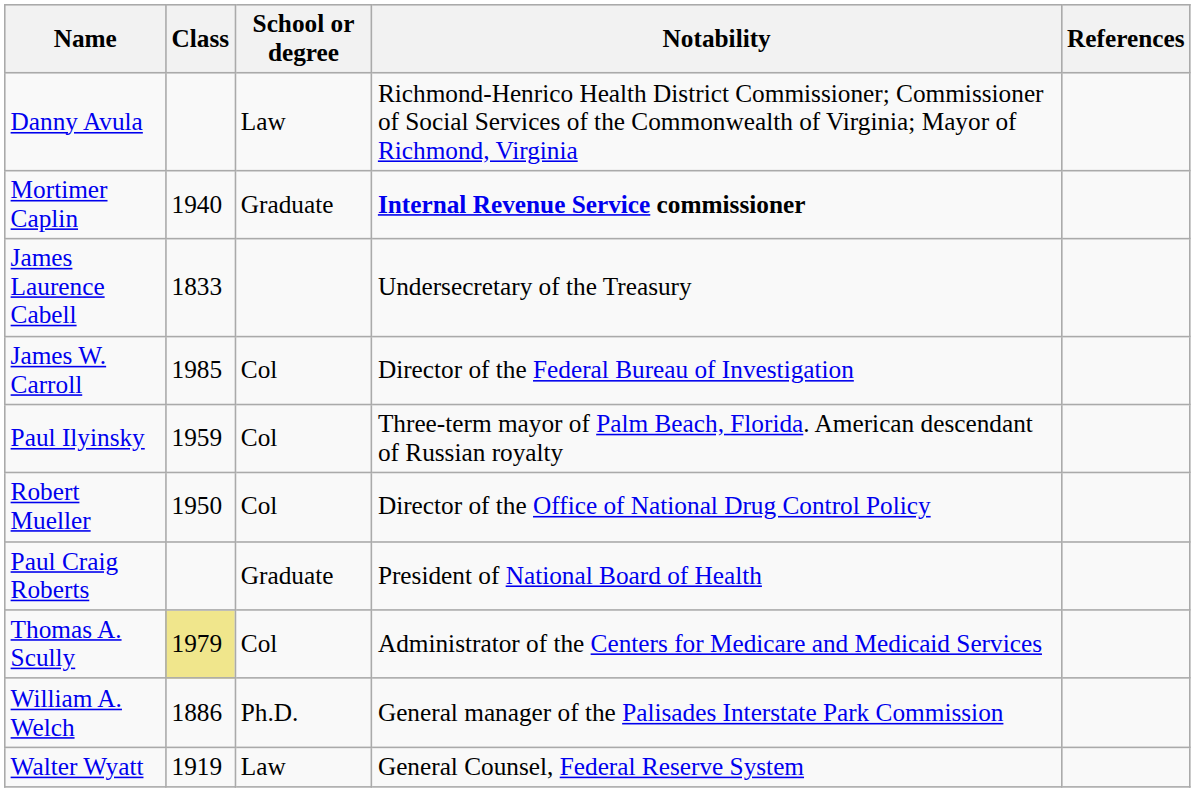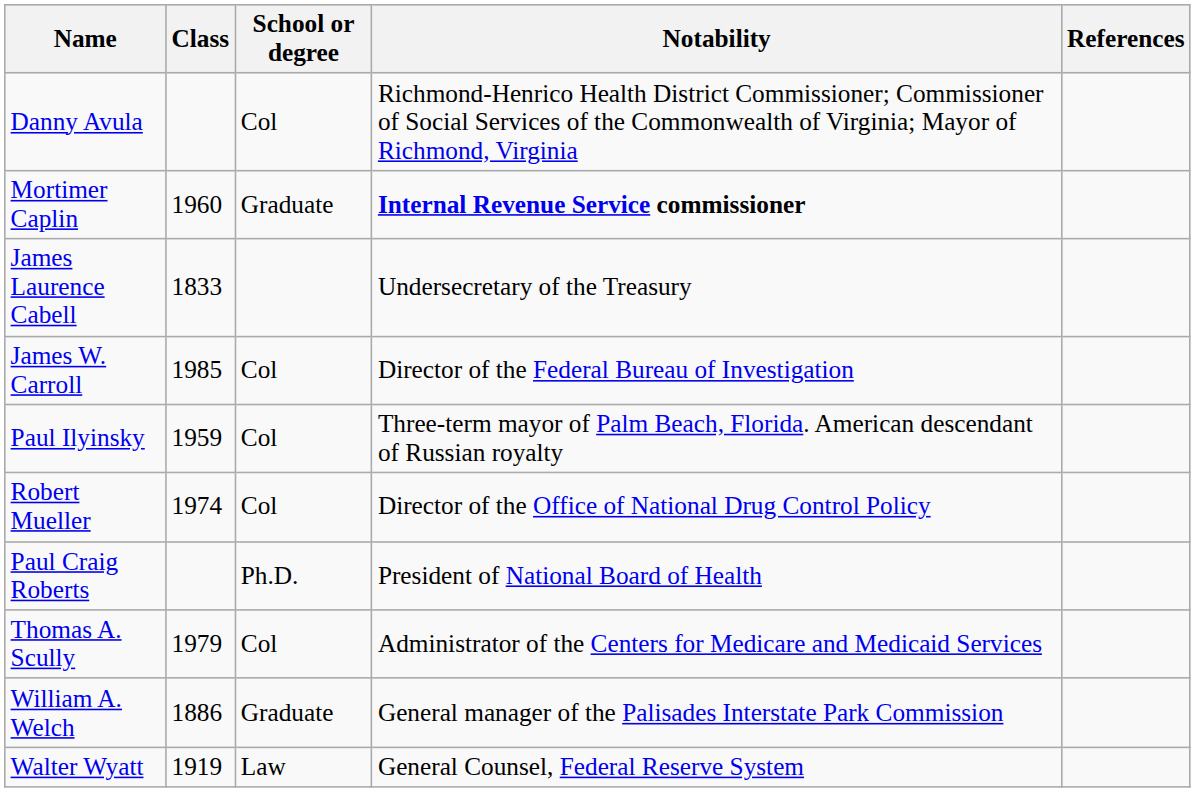(263, 121) Law -> (259, 121) Col
(197, 204) 1940 -> (197, 204) 1960
(197, 506) 1950 -> (197, 506) 1974
(287, 575) Graduate -> (270, 575) Ph.D.
(197, 643) khaki background -> (197, 643) no background
(270, 712) Ph.D. -> (287, 712) Graduate
